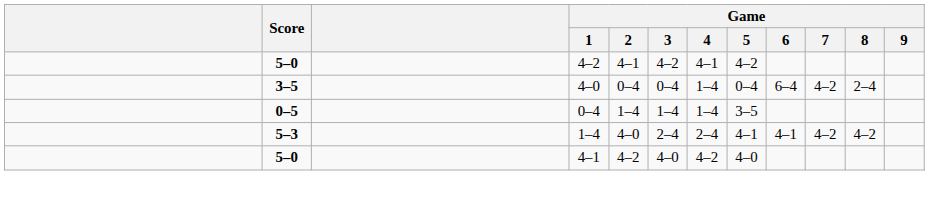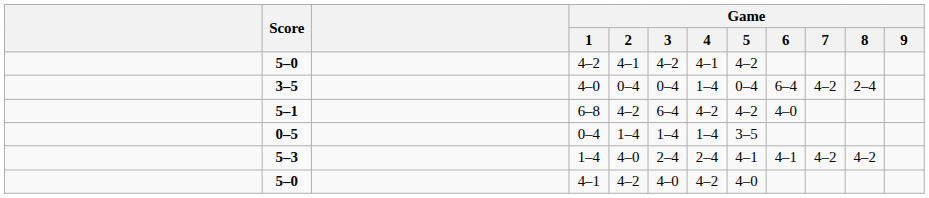+ row: (589, 110)
